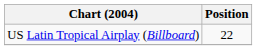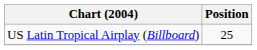(227, 34) 22 -> (227, 34) 25
